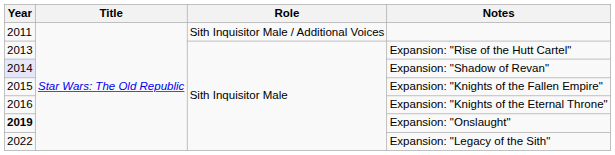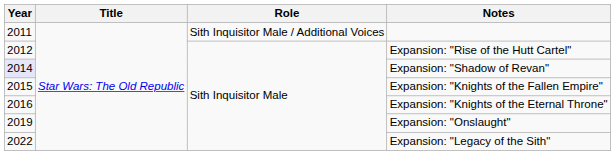(20, 50) 2013 -> (20, 50) 2012
(20, 123) bold -> (20, 123) normal
